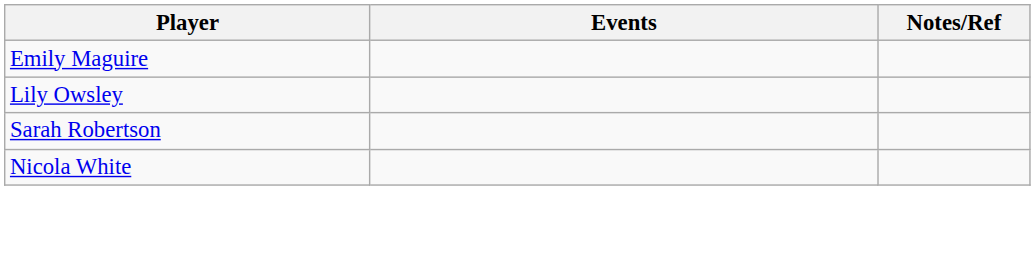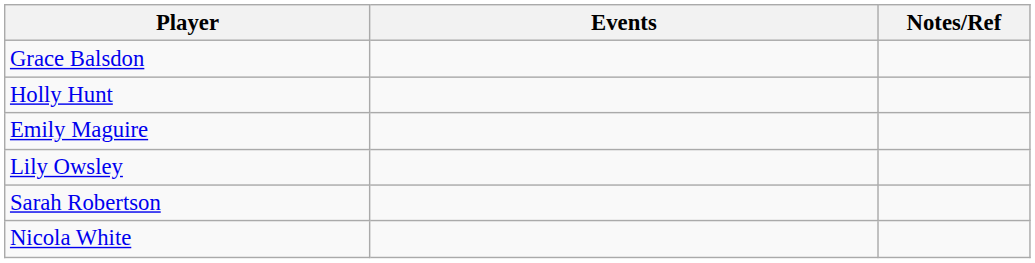+ row: (77, 58)
+ row: (61, 94)
